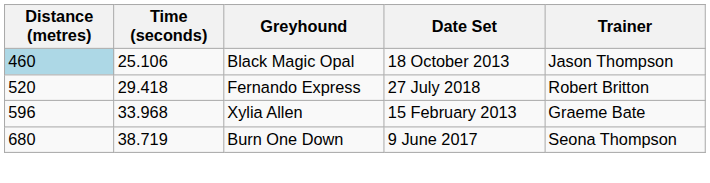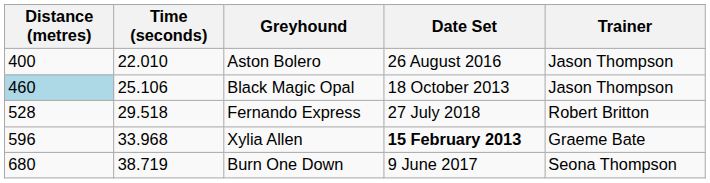+ row: (274, 61)
(22, 87) 520 -> (22, 113) 528
(143, 87) 29.418 -> (143, 113) 29.518
(452, 113) normal -> (455, 139) bold
